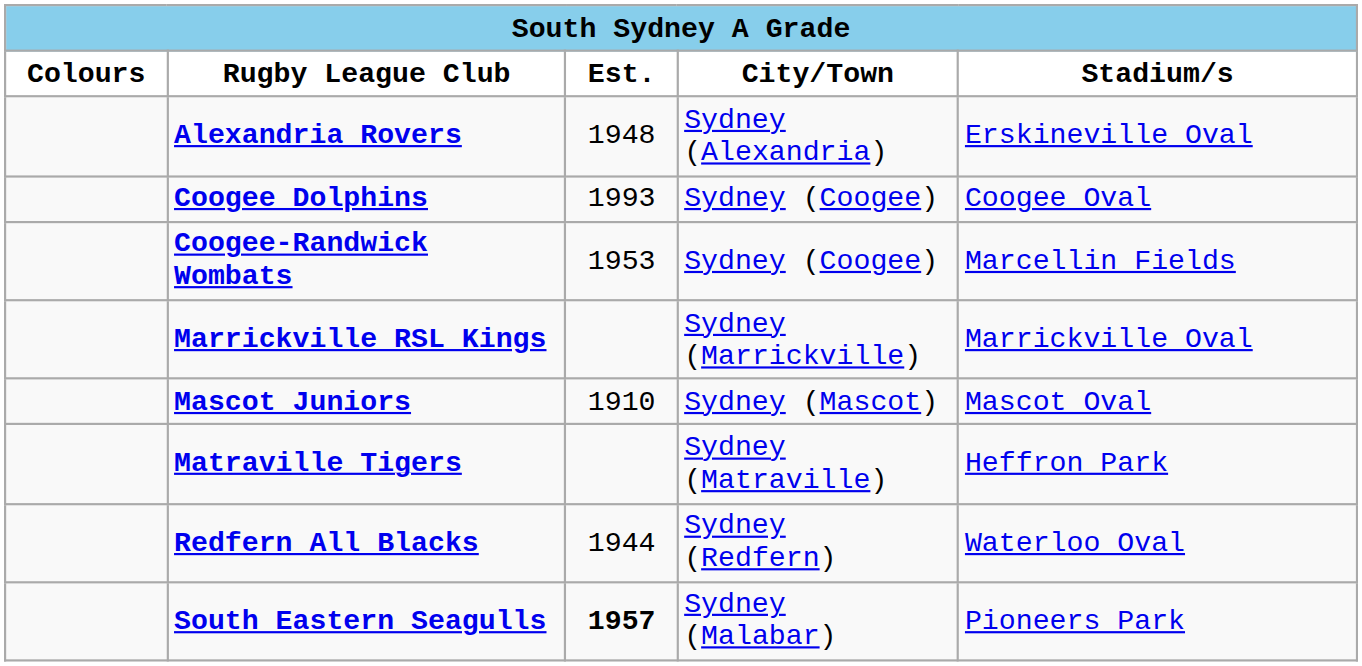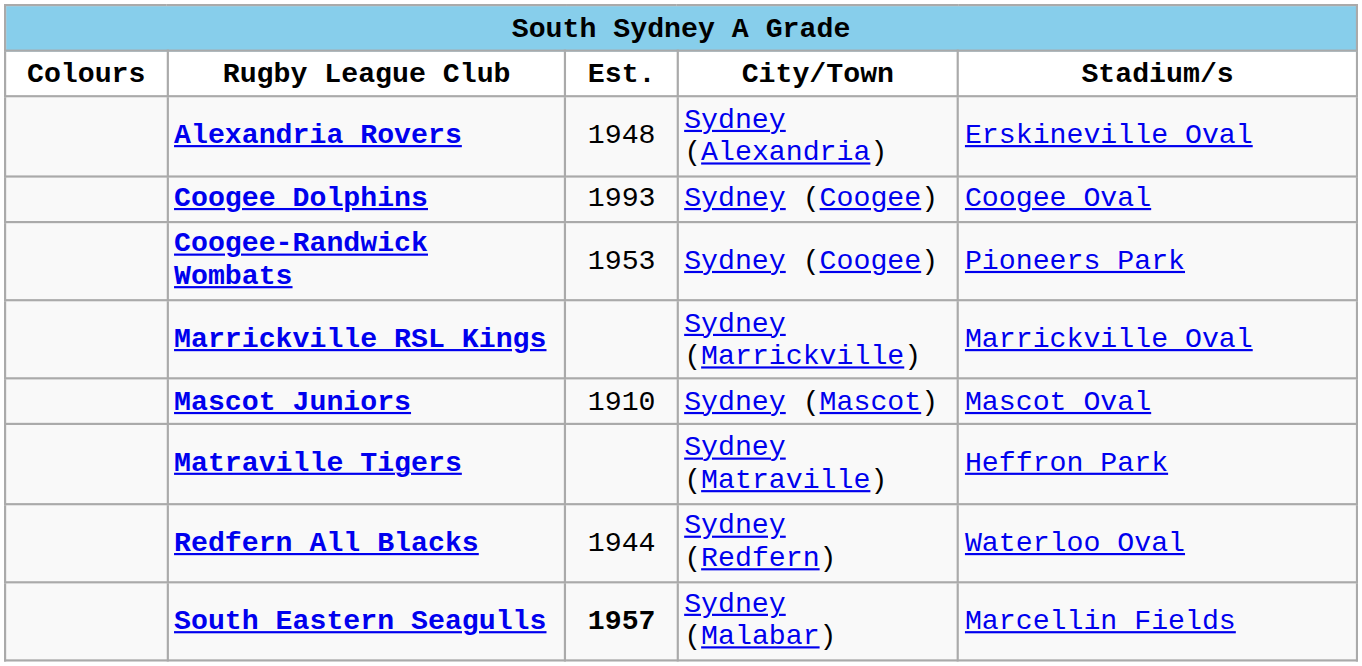(1100, 261) Marcellin Fields -> (1075, 261) Pioneers Park
(1075, 621) Pioneers Park -> (1100, 621) Marcellin Fields
